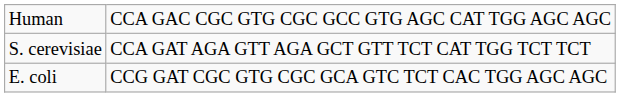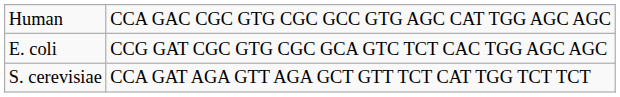rows swapped: (55, 48) <-> (33, 77)
